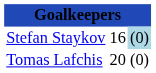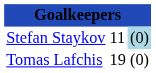(118, 37) 16 -> (117, 37) 11
(118, 60) 20 -> (118, 60) 19
